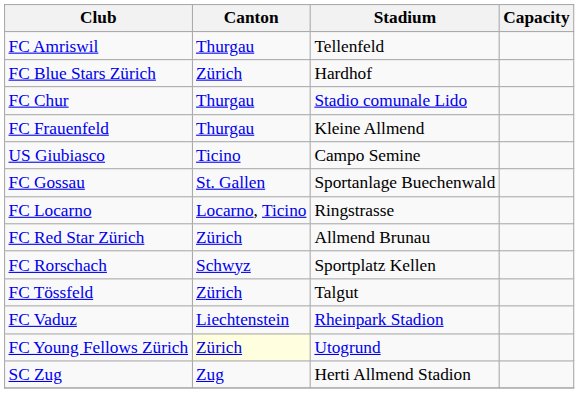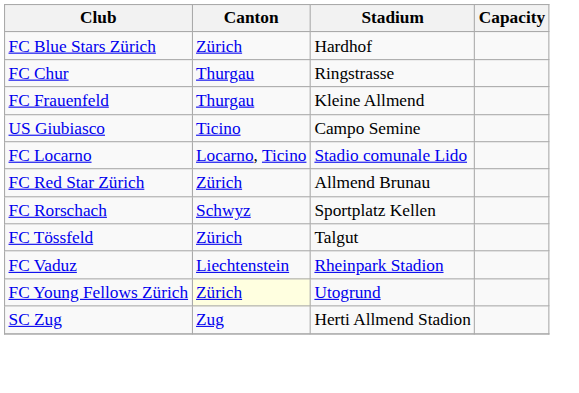- row: (53, 45)
(391, 100) Stadio comunale Lido -> (354, 73) Ringstrasse
- row: (47, 182)
(354, 210) Ringstrasse -> (391, 155) Stadio comunale Lido
